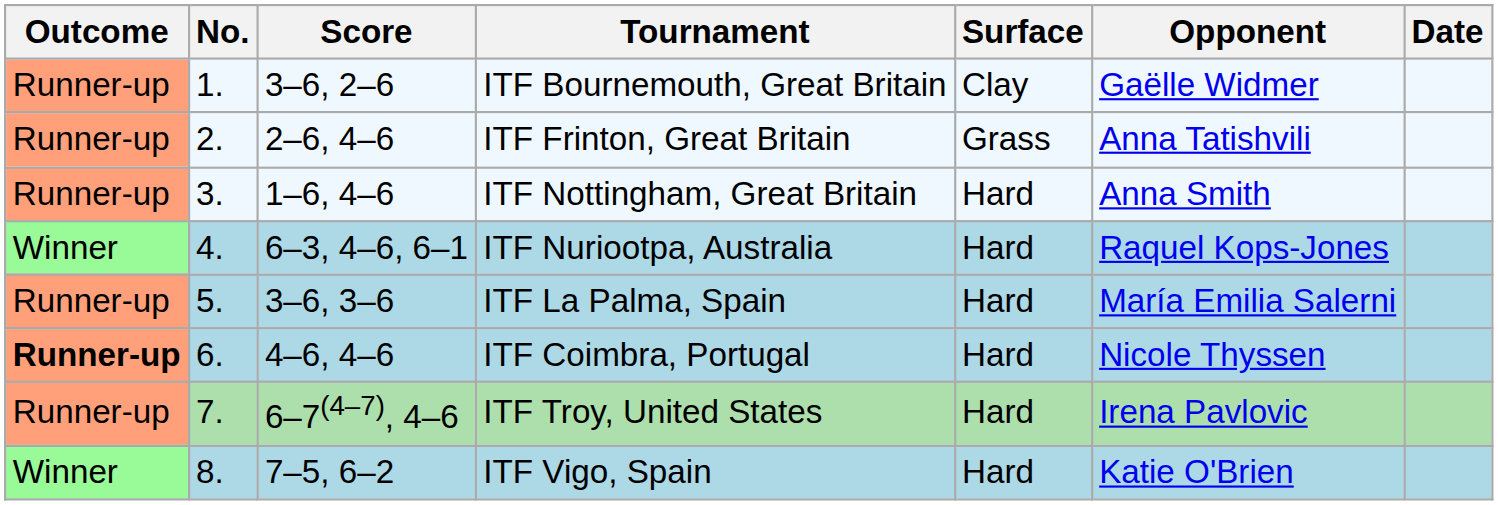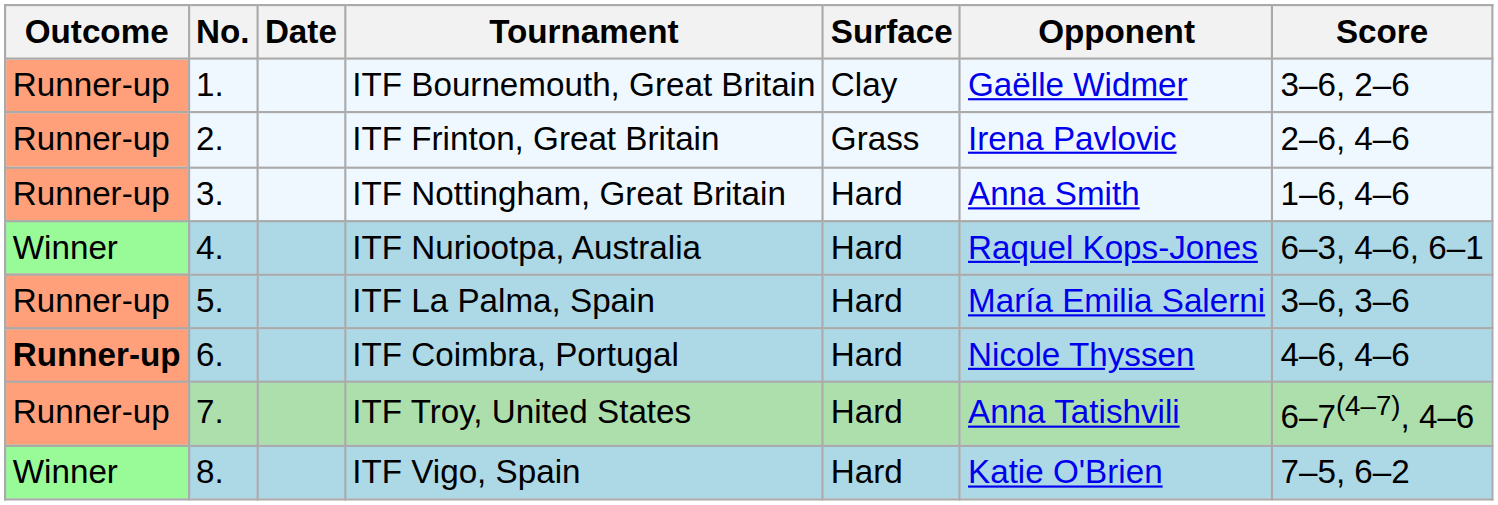columns swapped: (1448, 30) <-> (366, 30)
(1205, 138) Anna Tatishvili -> (1072, 138) Irena Pavlovic
(1203, 412) Irena Pavlovic -> (1074, 412) Anna Tatishvili
